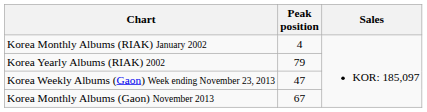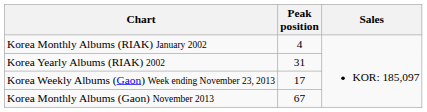(300, 62) 79 -> (300, 62) 31
(300, 80) 47 -> (300, 80) 17
